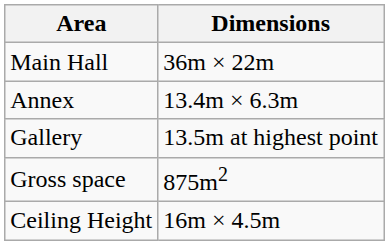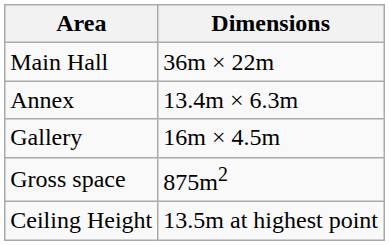(271, 137) 13.5m at highest point -> (222, 137) 16m × 4.5m
(222, 220) 16m × 4.5m -> (271, 220) 13.5m at highest point
